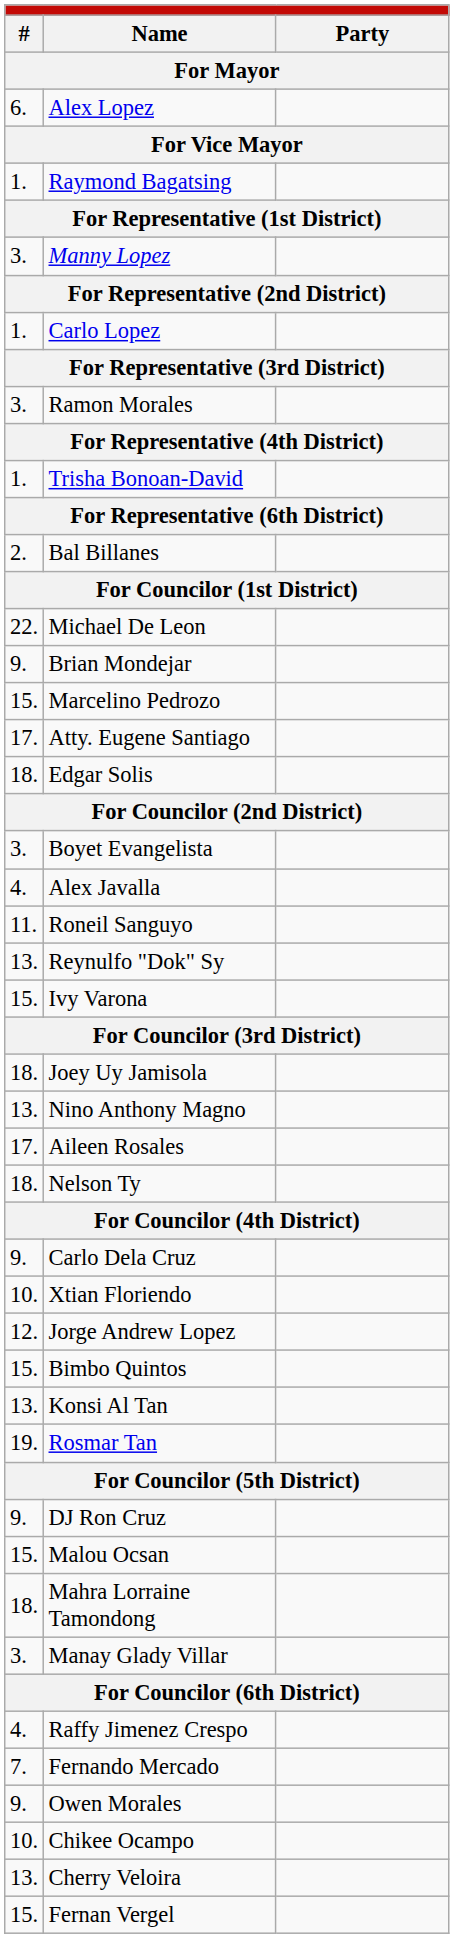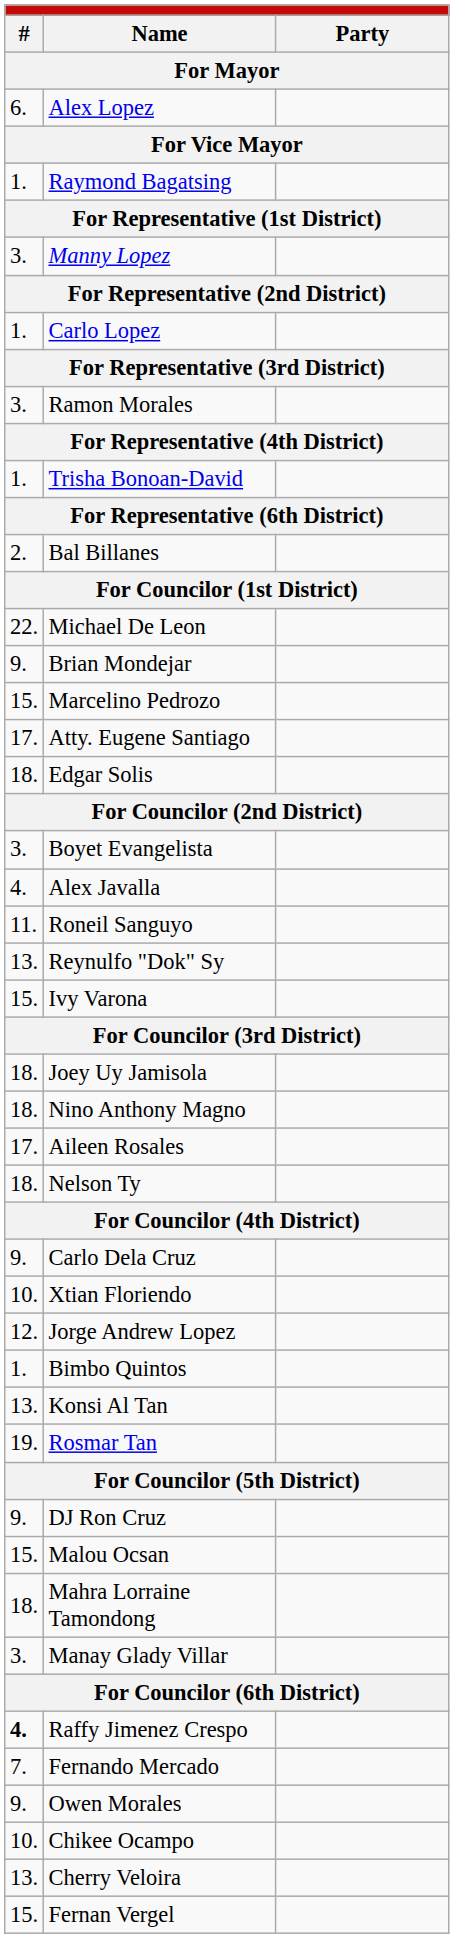(24, 1109) 13. -> (24, 1109) 18.
(24, 1369) 15. -> (18, 1369) 1.
(18, 1729) normal -> (18, 1729) bold
